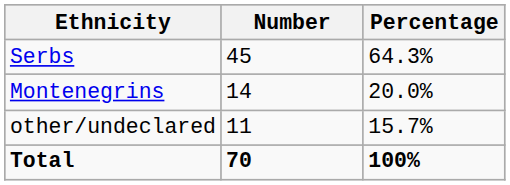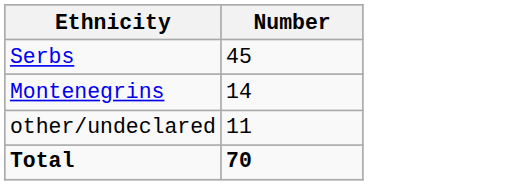- column: (434, 22)
